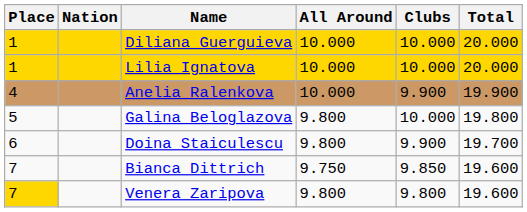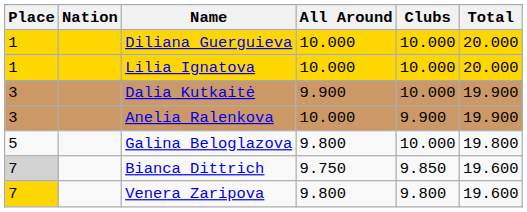+ row: (190, 93)
(13, 93) 4 -> (13, 118) 3
- row: (204, 143)
(13, 168) no background -> (13, 168) lightgrey background
